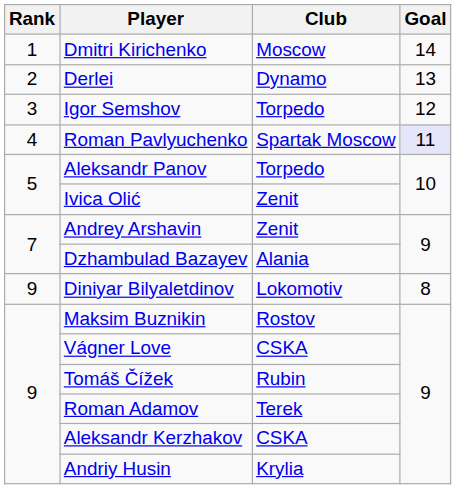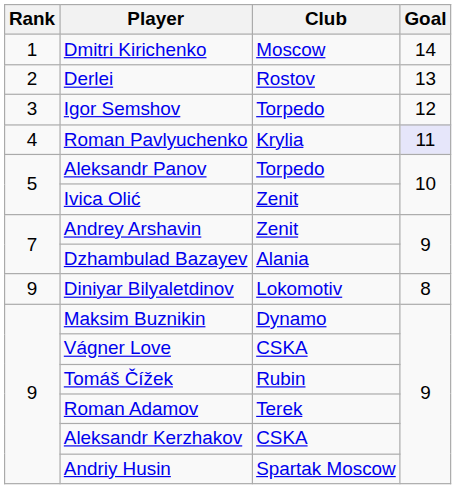(291, 79) Dynamo -> (286, 79) Rostov
(326, 139) Spartak Moscow -> (280, 139) Krylia
(286, 318) Rostov -> (291, 318) Dynamo
(280, 468) Krylia -> (326, 468) Spartak Moscow
